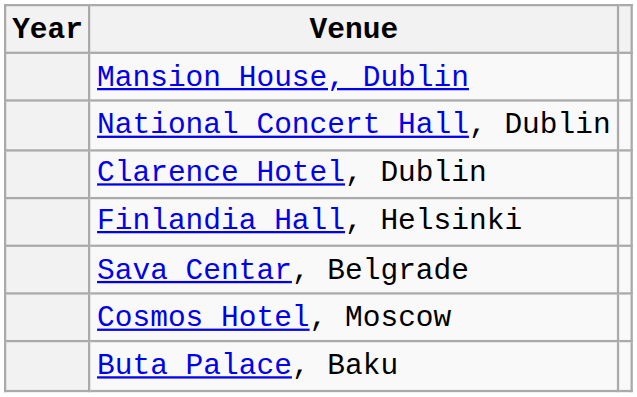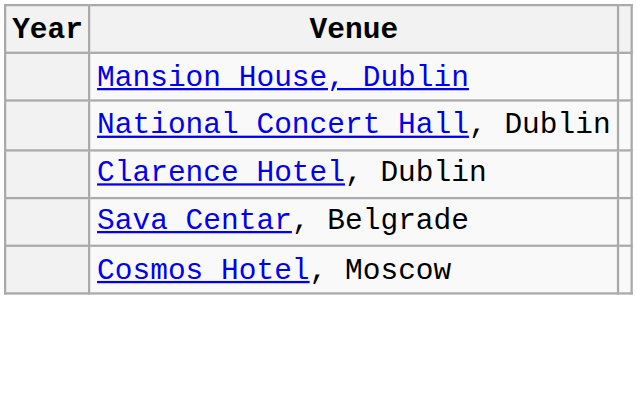- row: (310, 222)
- row: (248, 366)
